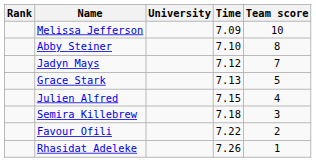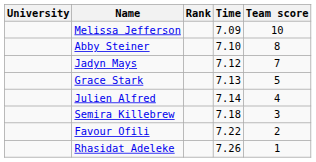columns swapped: (19, 13) <-> (180, 13)
(228, 98) 7.15 -> (228, 98) 7.14
